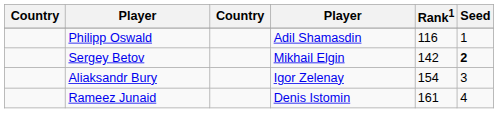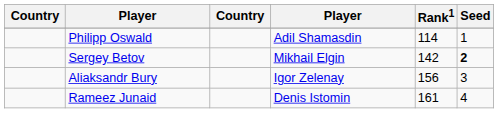(428, 37) 116 -> (428, 37) 114
(428, 78) 154 -> (428, 78) 156
